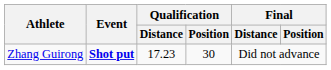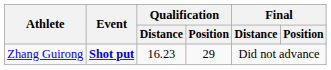(161, 54) 17.23 -> (161, 54) 16.23
(209, 54) 30 -> (209, 54) 29
